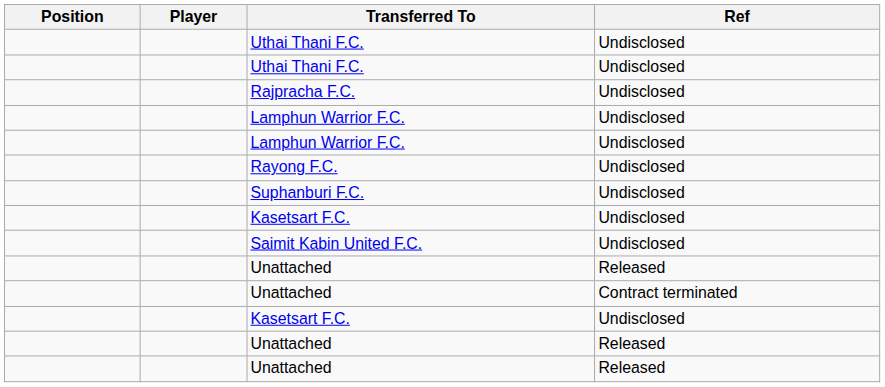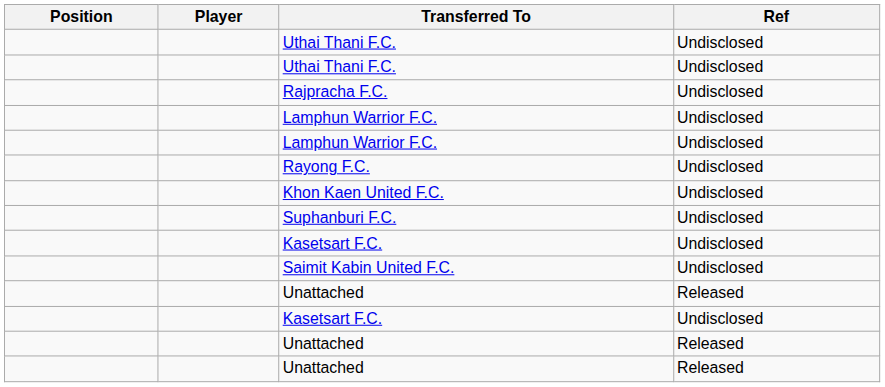+ row: (363, 192)
- row: (291, 293)
